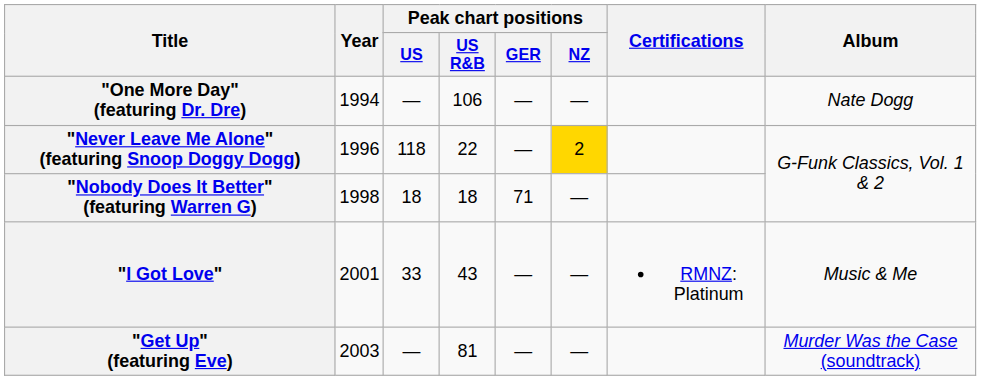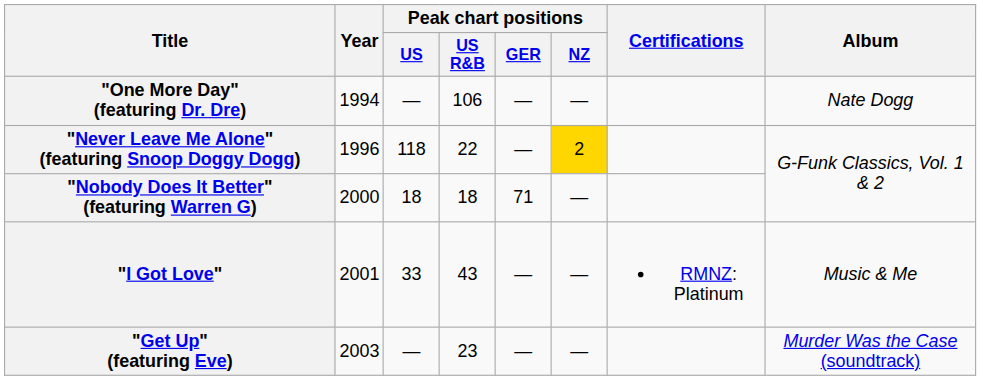(359, 197) 1998 -> (359, 197) 2000
(467, 350) 81 -> (467, 350) 23
